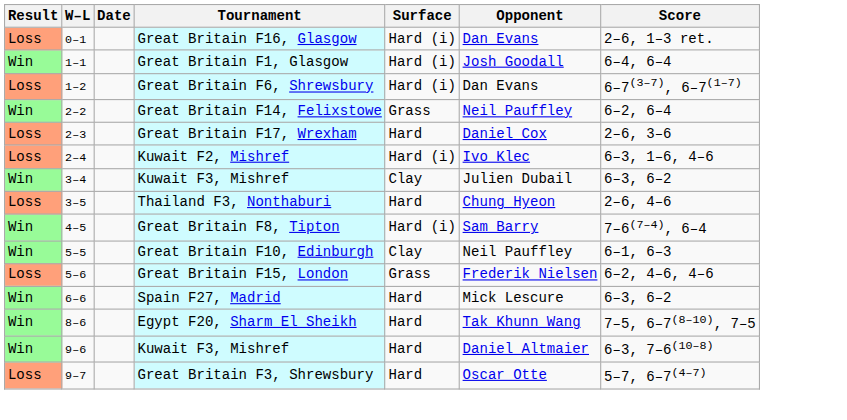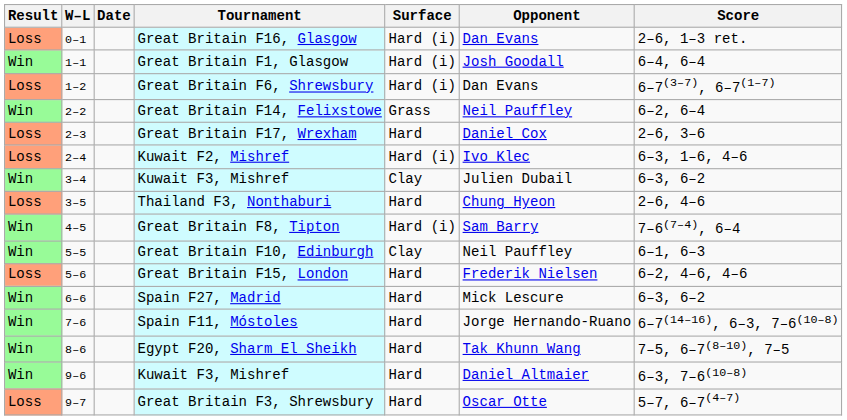(410, 275) Grass -> (405, 275) Hard
+ row: (76, 323)
